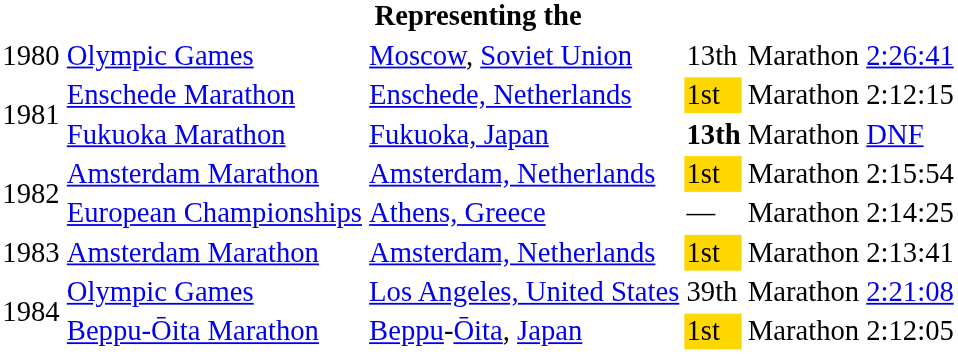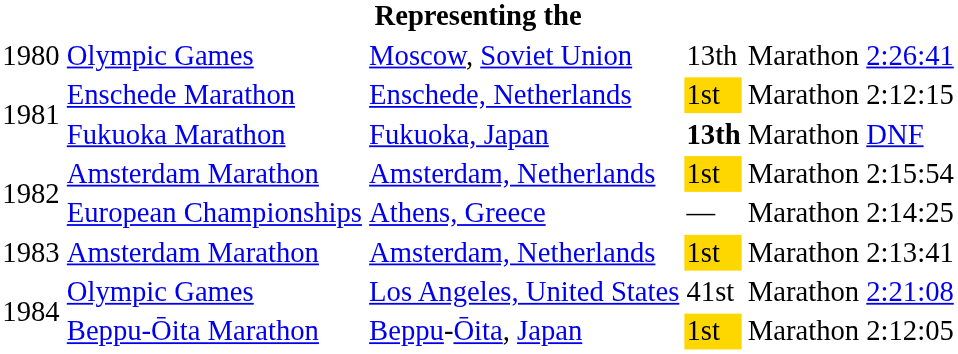(712, 291) 39th -> (710, 291) 41st
